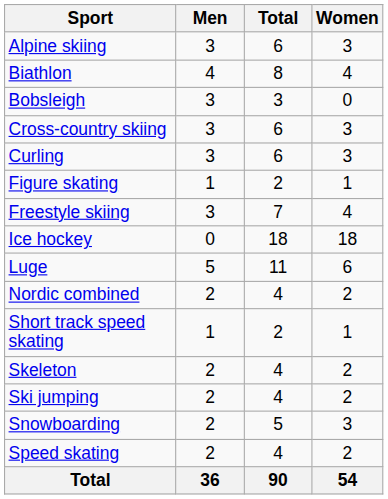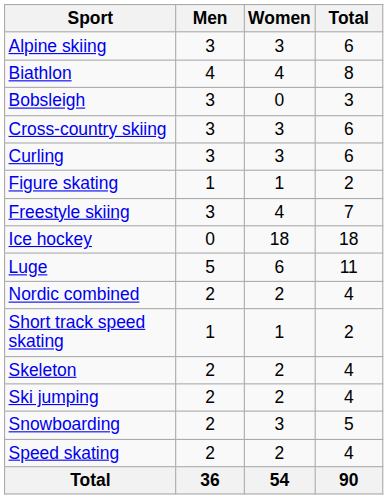columns swapped: (347, 18) <-> (278, 18)
